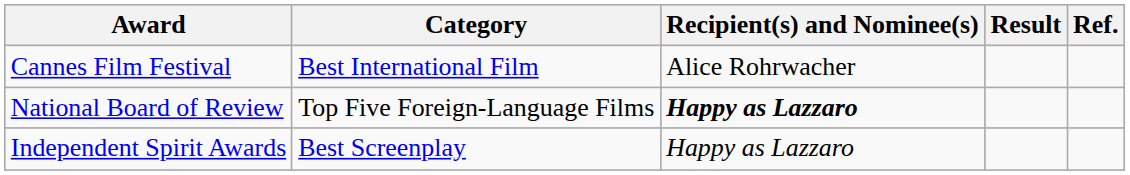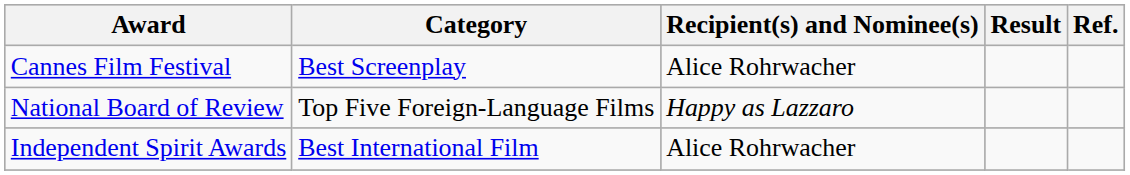(418, 66) Best International Film -> (382, 66) Best Screenplay
(762, 107) bold -> (760, 107) normal
(382, 148) Best Screenplay -> (418, 148) Best International Film
(760, 148) Happy as Lazzaro -> (761, 148) Alice Rohrwacher
